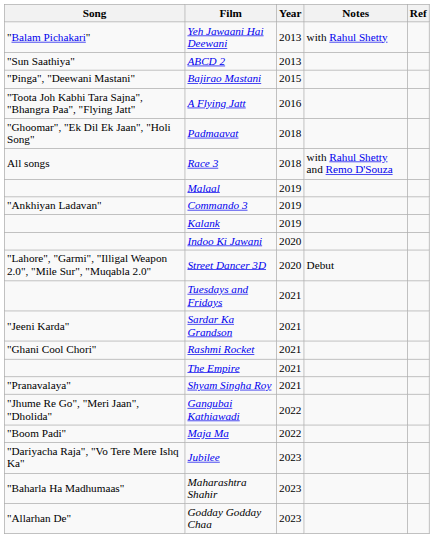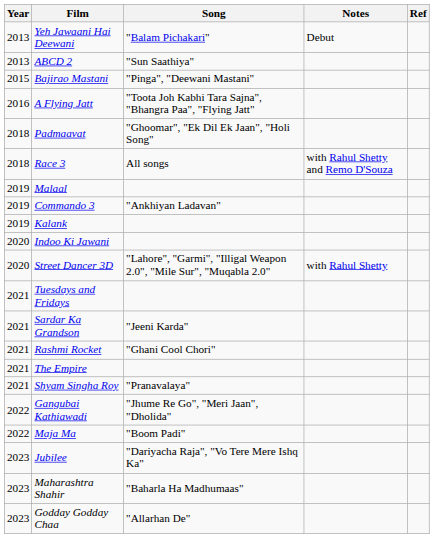columns swapped: (290, 13) <-> (95, 13)
(347, 37) with Rahul Shetty -> (320, 37) Debut
(320, 265) Debut -> (347, 265) with Rahul Shetty
